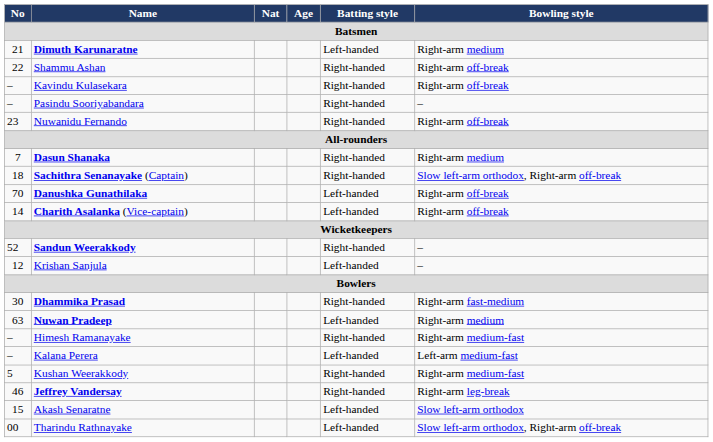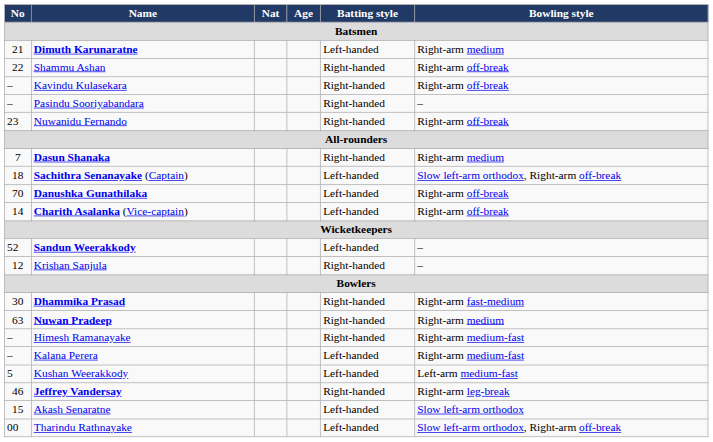(354, 175) Right-handed -> (351, 175) Left-handed
(354, 247) Right-handed -> (351, 247) Left-handed
(351, 265) Left-handed -> (354, 265) Right-handed
(351, 319) Left-handed -> (354, 319) Right-handed
(468, 355) Left-arm medium-fast -> (471, 355) Right-arm medium-fast
(354, 373) Right-handed -> (351, 373) Left-handed
(471, 373) Right-arm medium-fast -> (468, 373) Left-arm medium-fast
